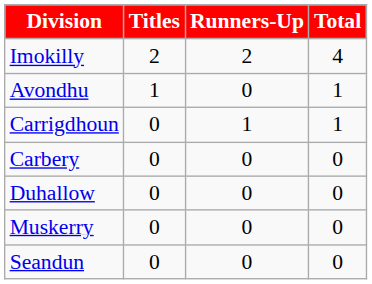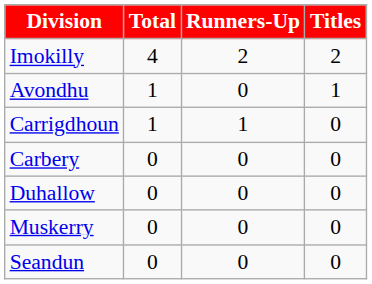columns swapped: (154, 21) <-> (338, 21)
